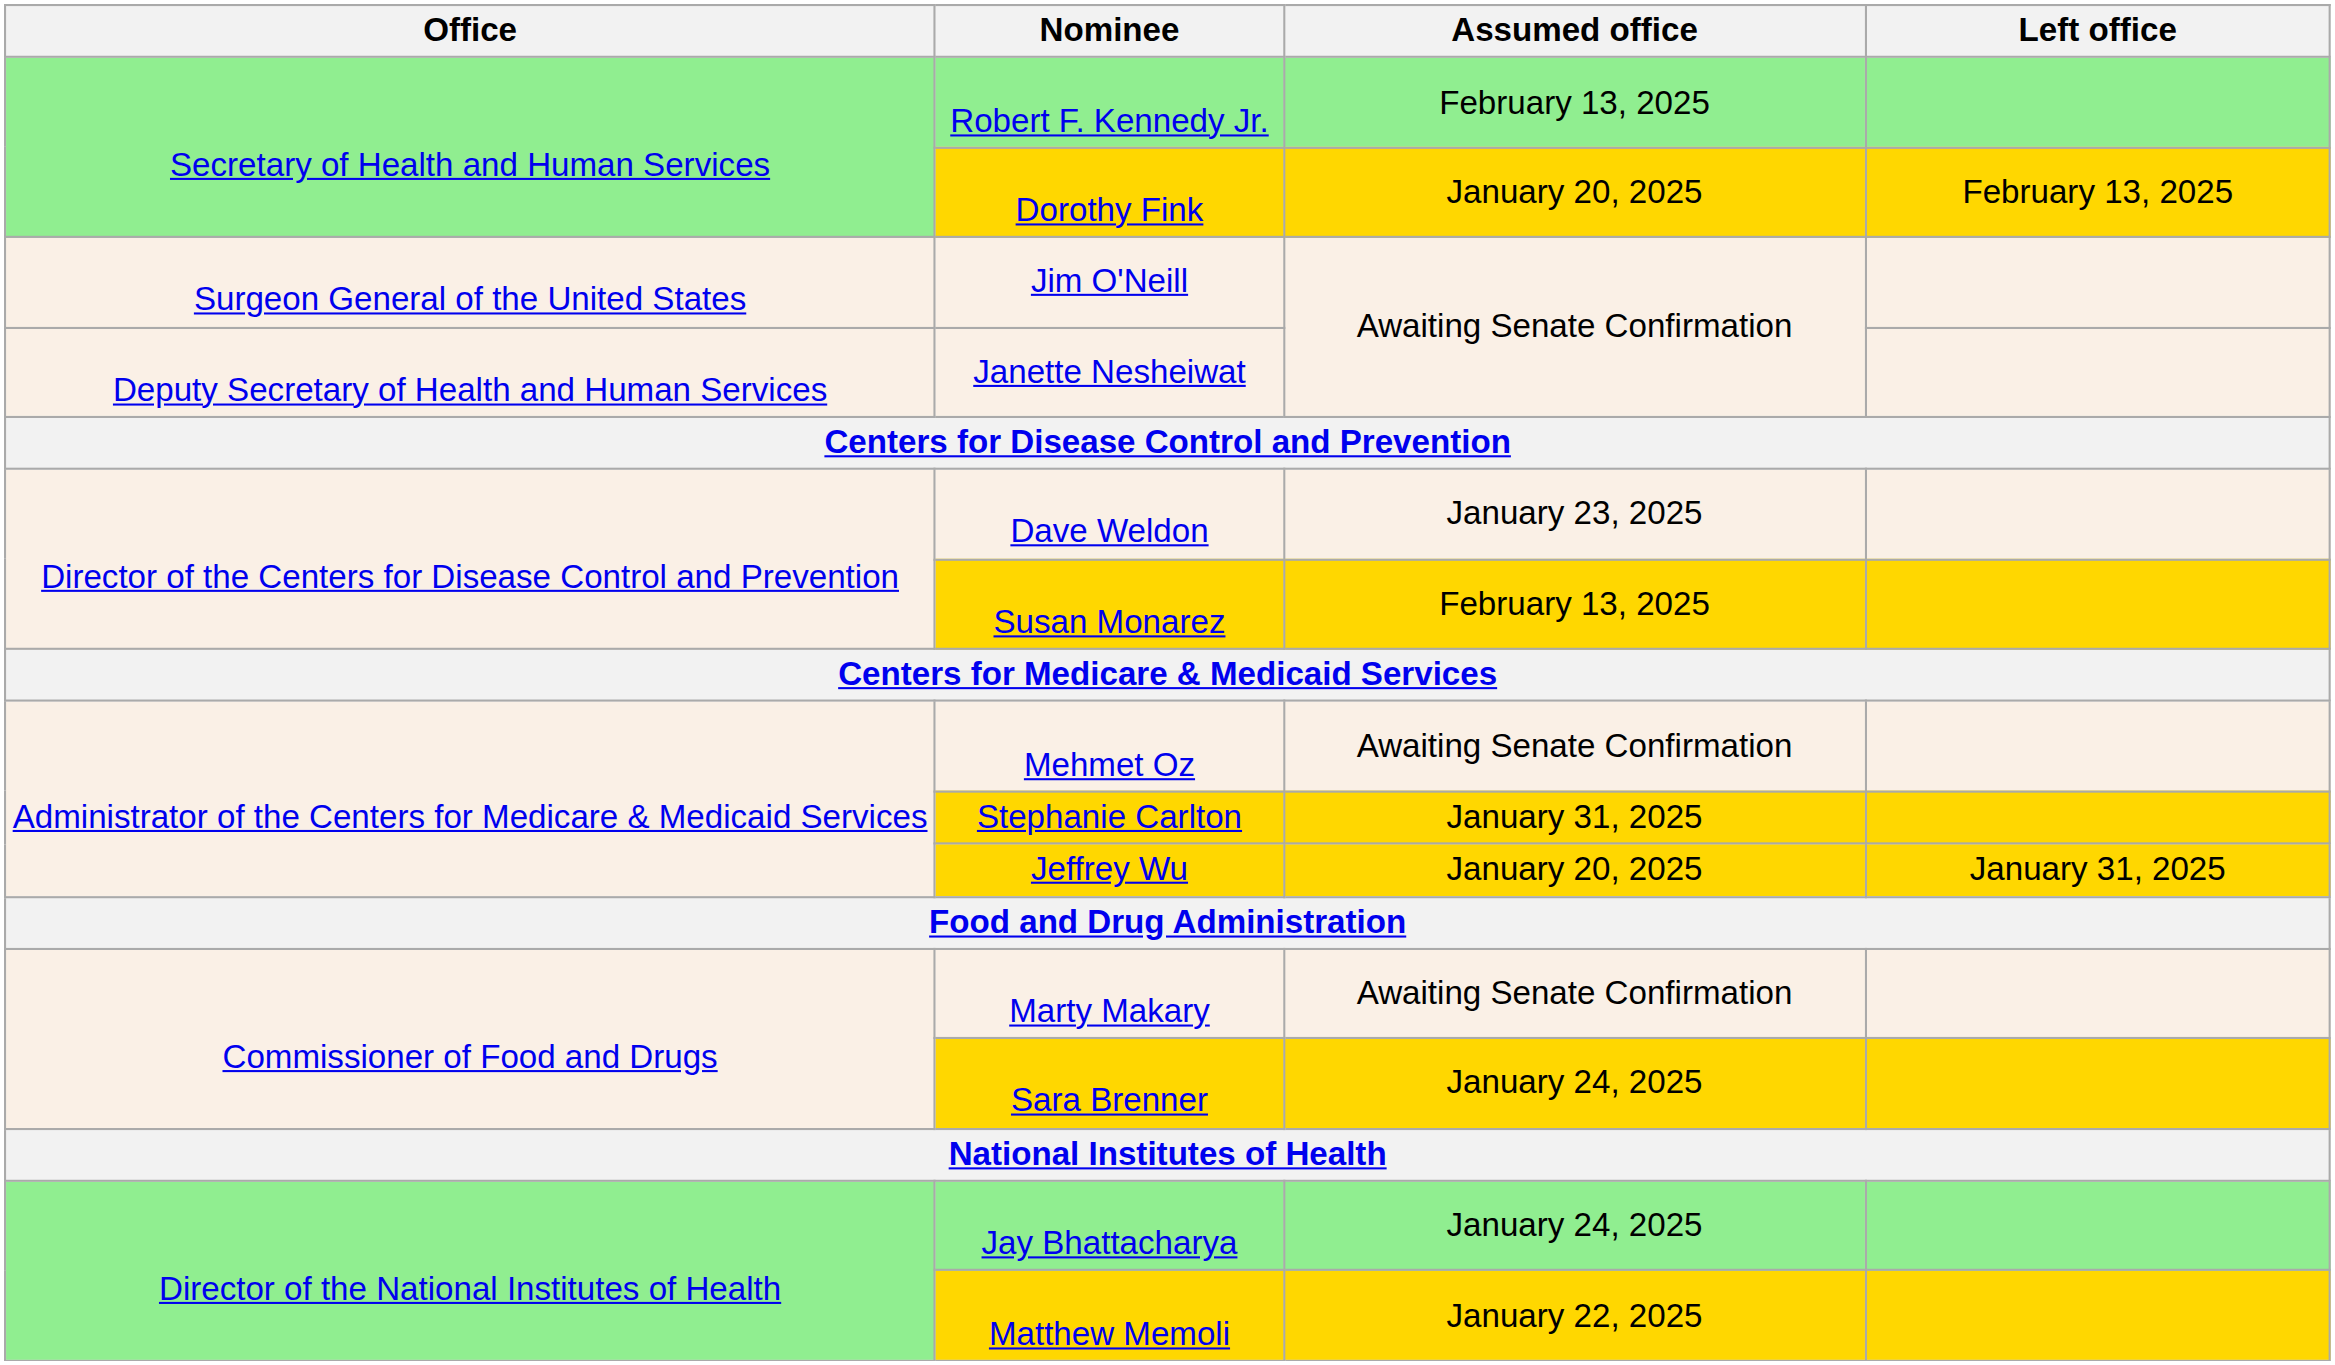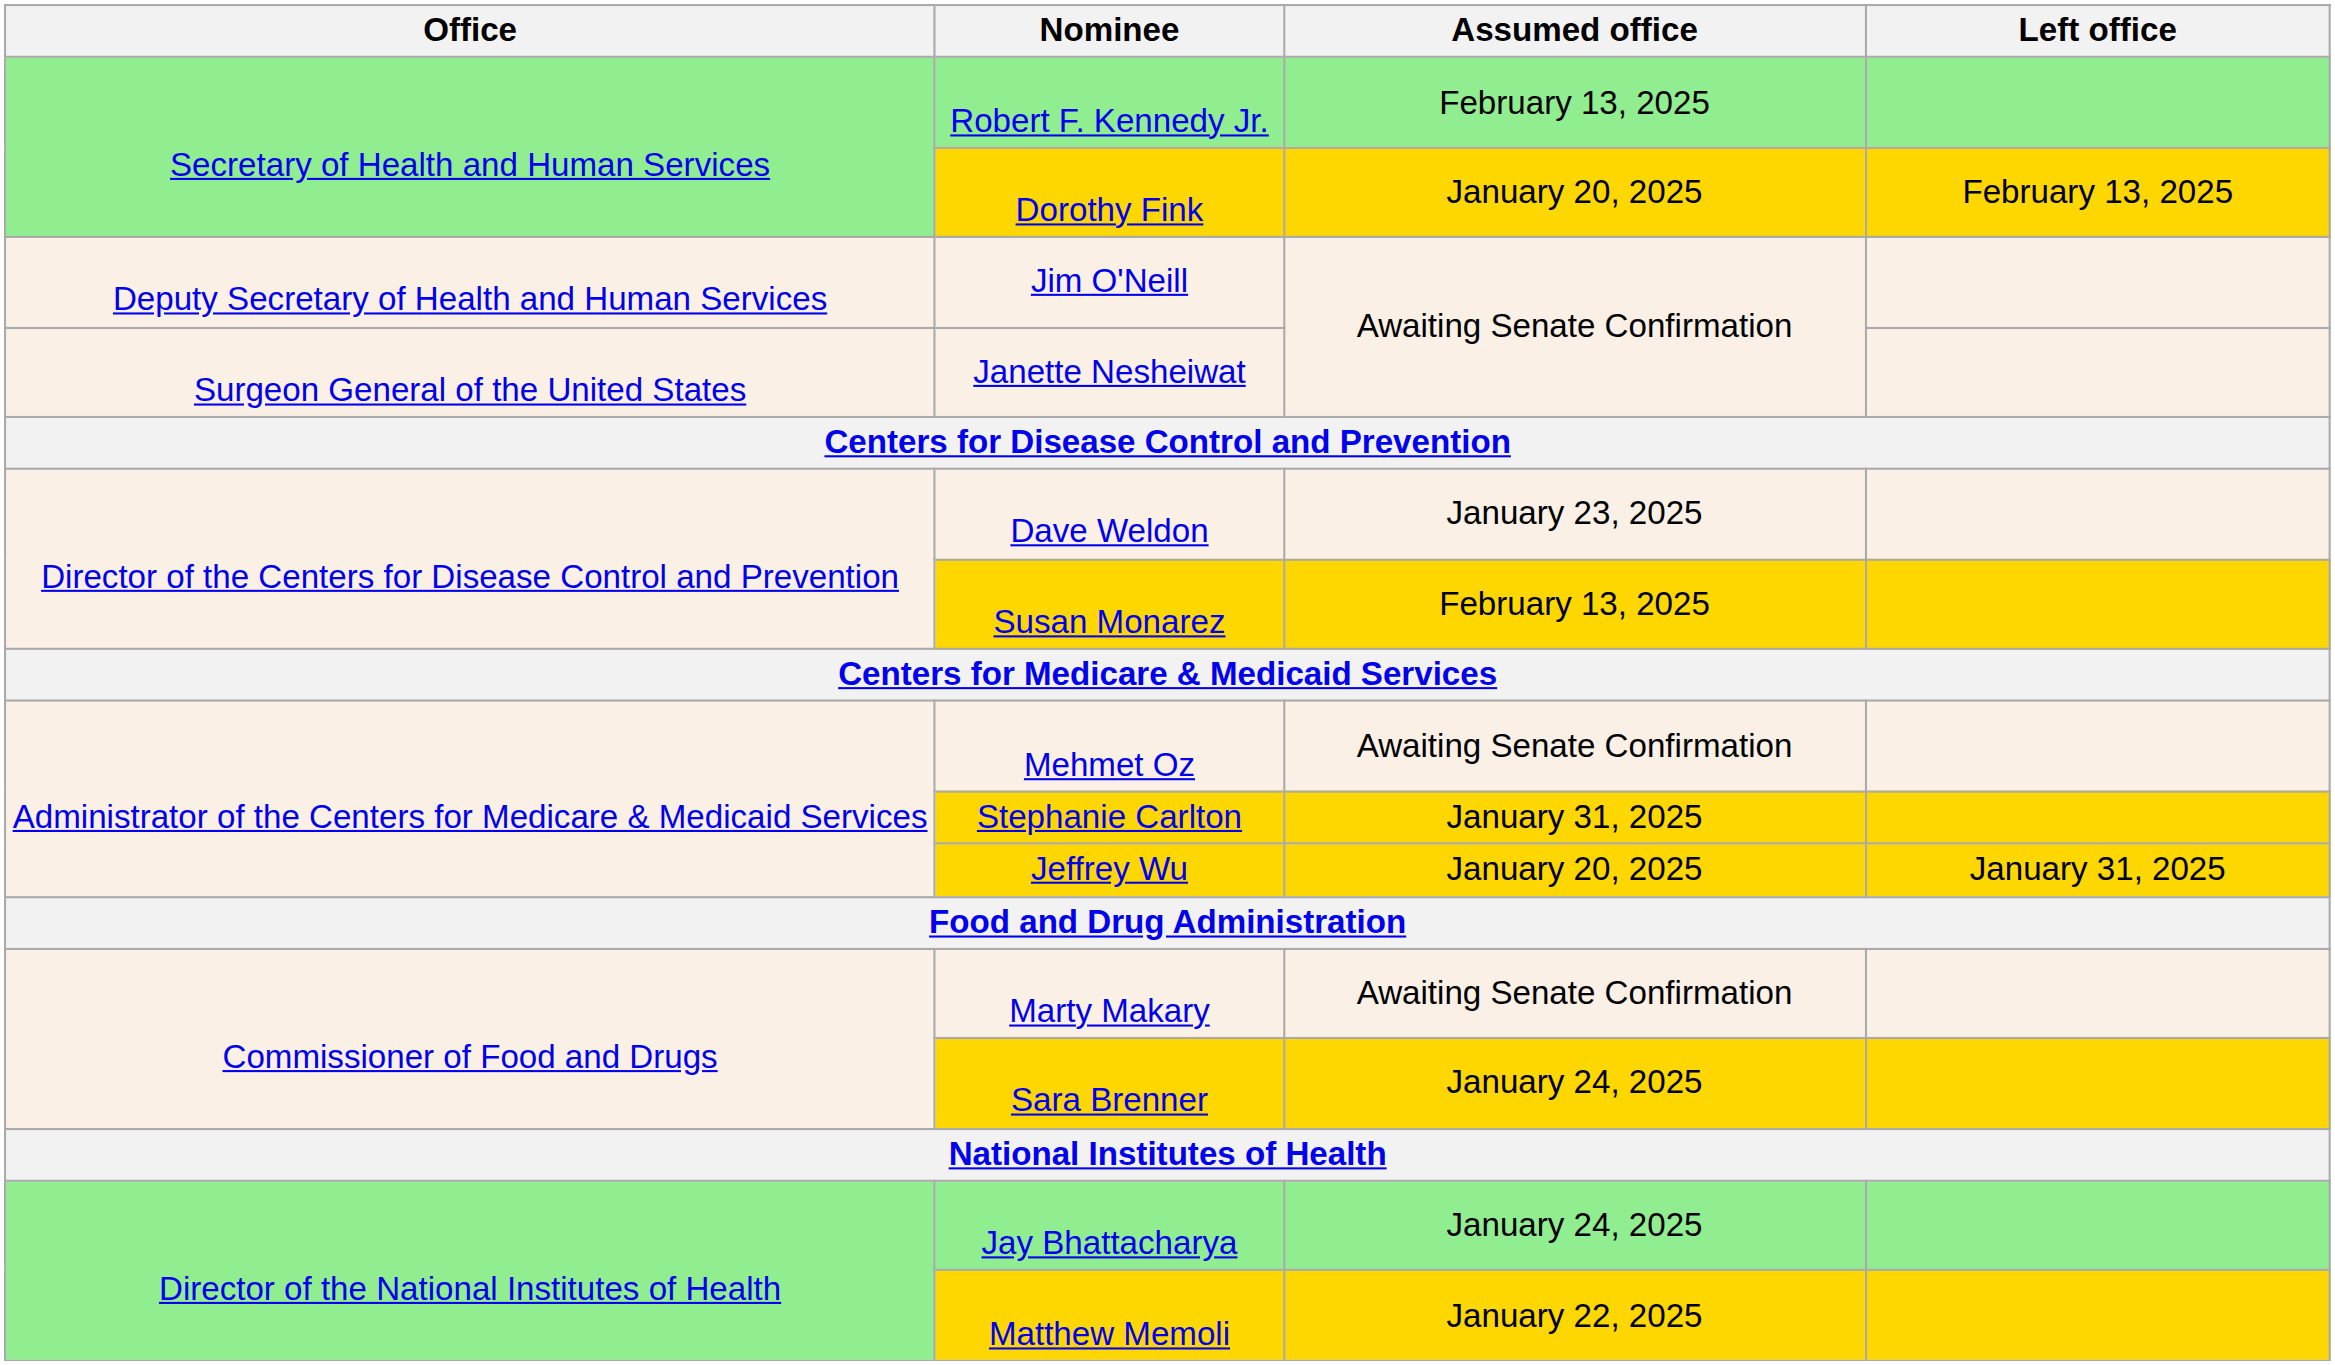(470, 300) Surgeon General of the United States -> (470, 300) Deputy Secretary of Health and Human Services
(470, 389) Deputy Secretary of Health and Human Services -> (470, 389) Surgeon General of the United States
